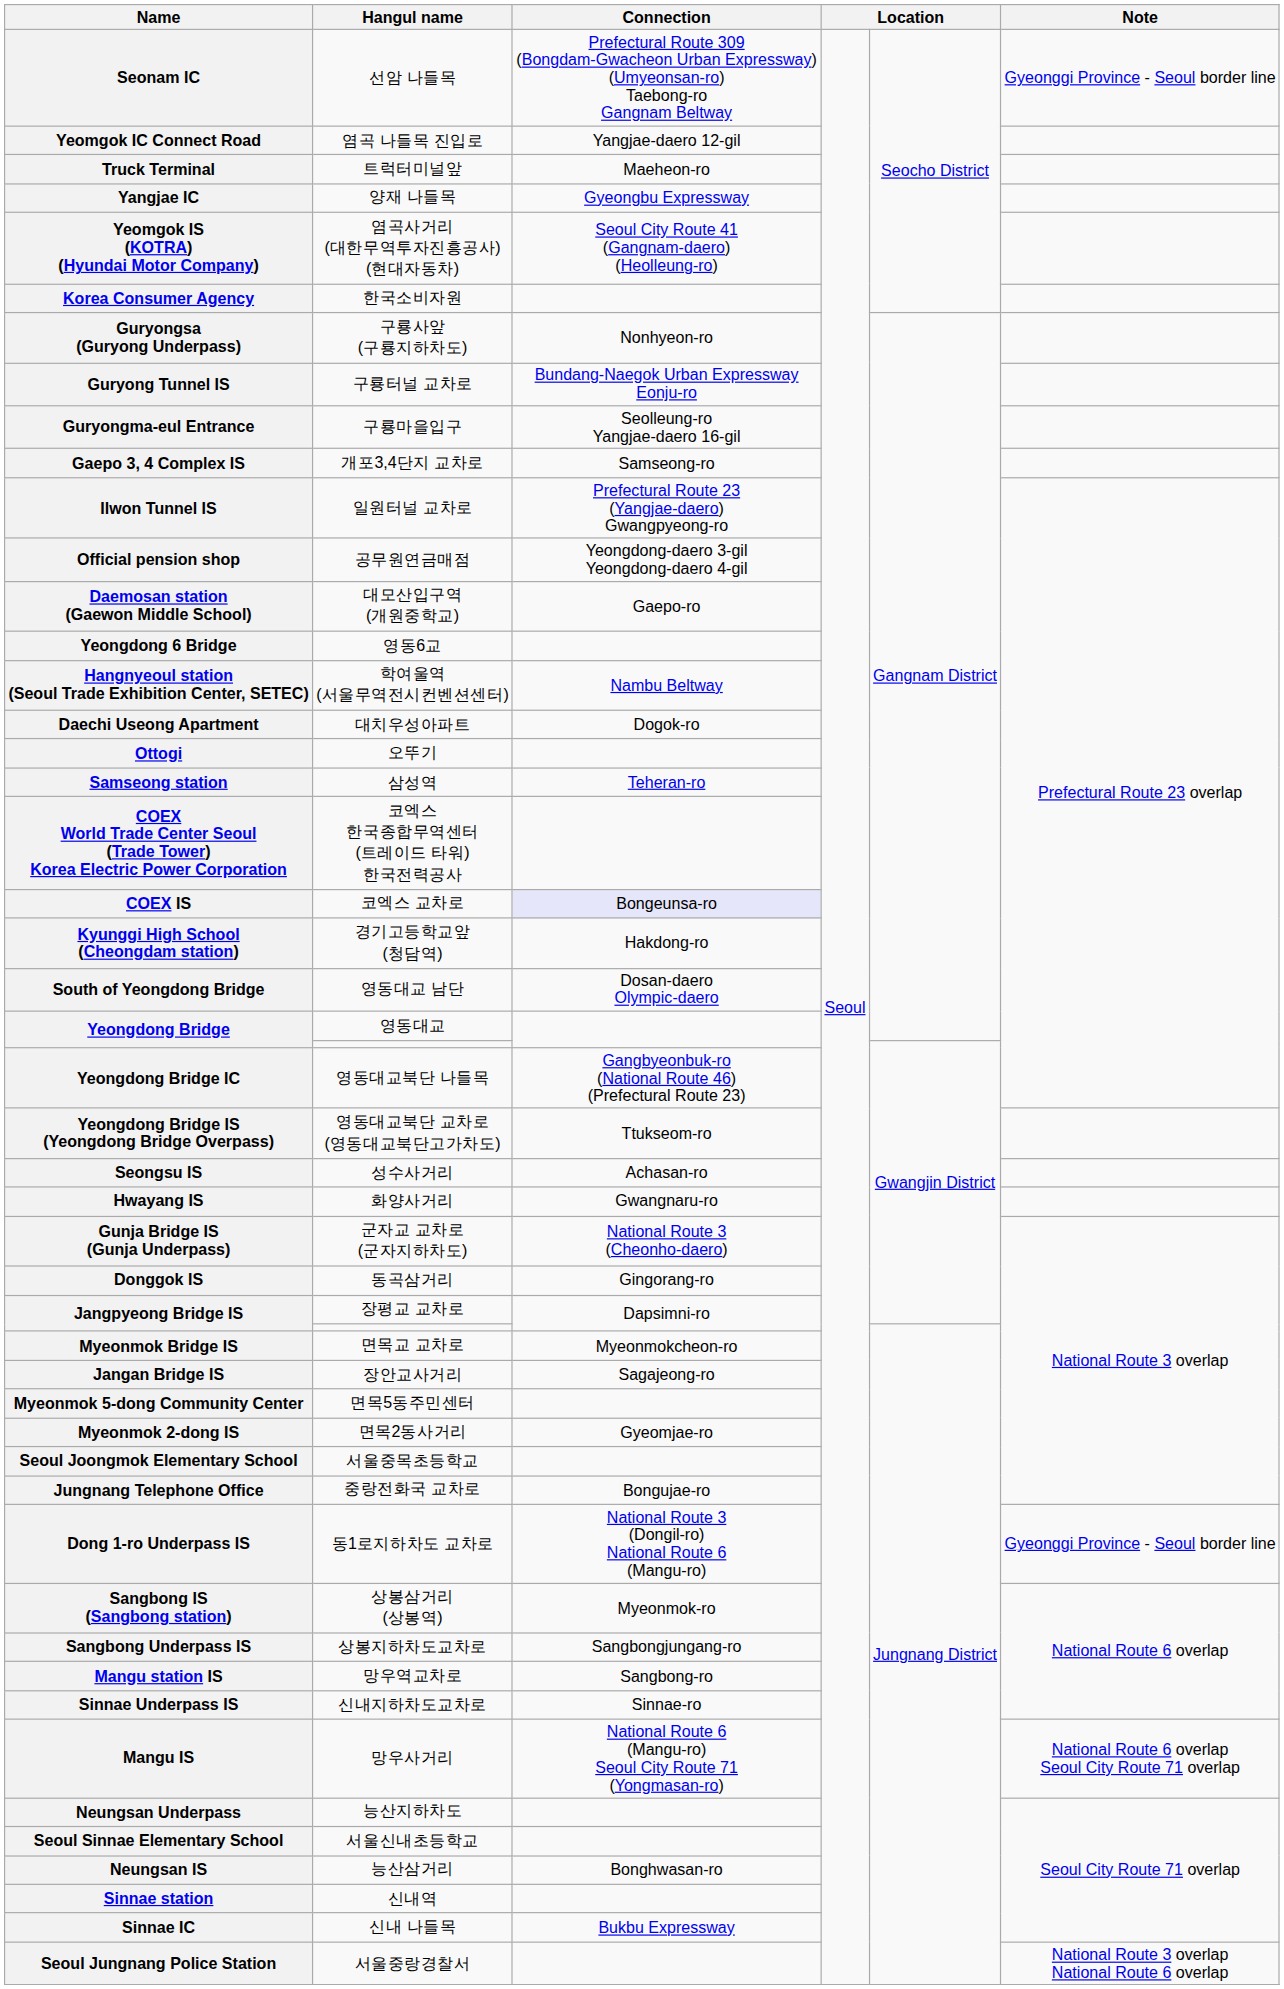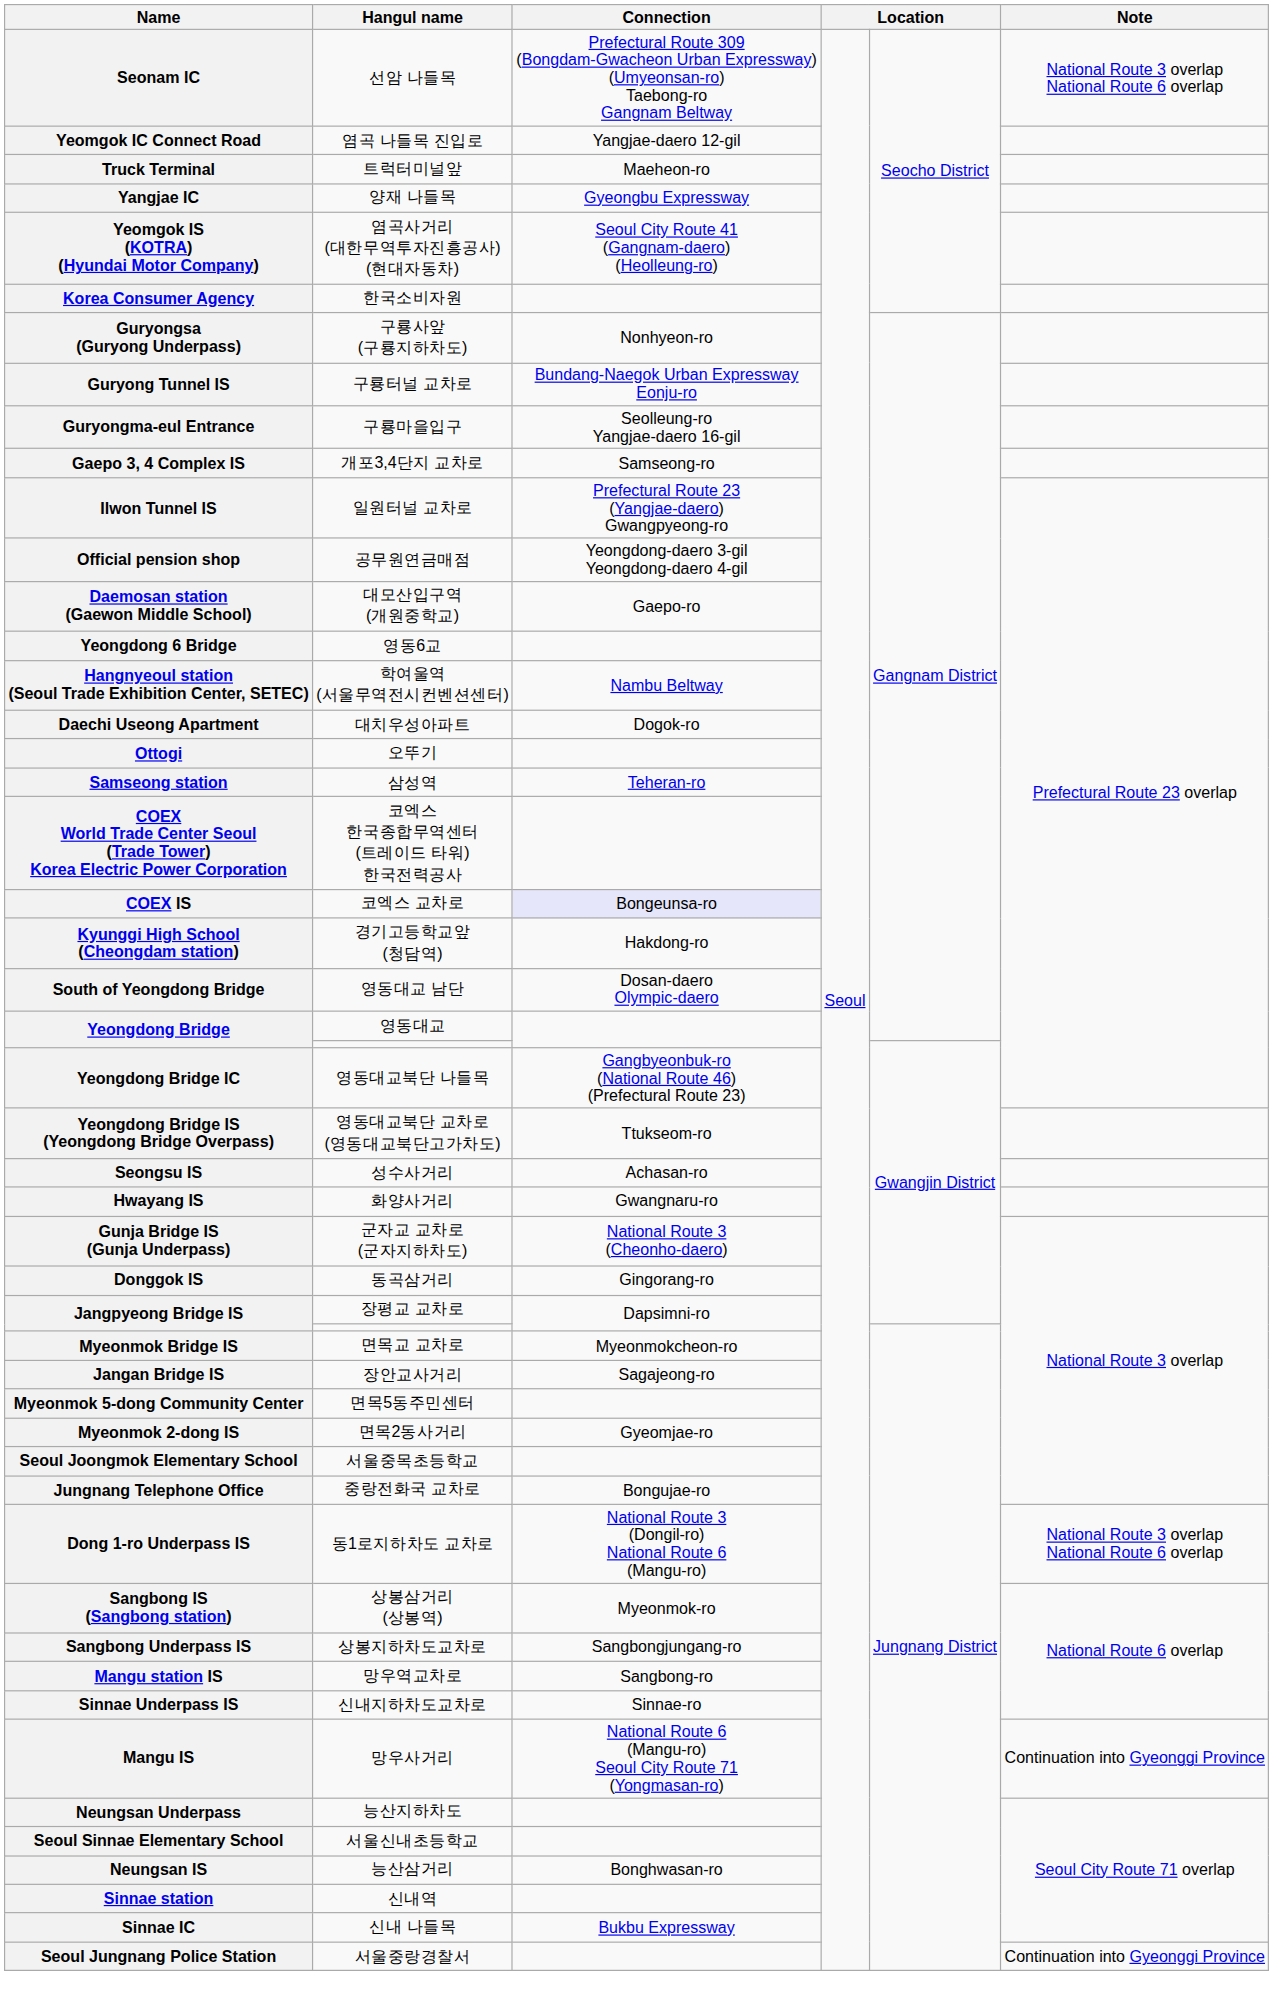(1140, 78) Gyeonggi Province - Seoul border line -> (1135, 78) National Route 3 overlap National Route 6 overlap
(1140, 1543) Gyeonggi Province - Seoul border line -> (1135, 1543) National Route 3 overlap National Route 6 overlap
(1140, 1758) National Route 6 overlap Seoul City Route 71 overlap -> (1135, 1758) Continuation into Gyeonggi Province
(1140, 1963) National Route 3 overlap National Route 6 overlap -> (1135, 1956) Continuation into Gyeonggi Province
